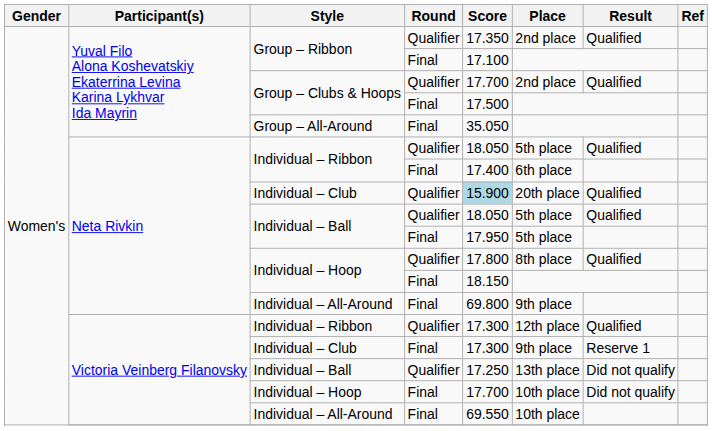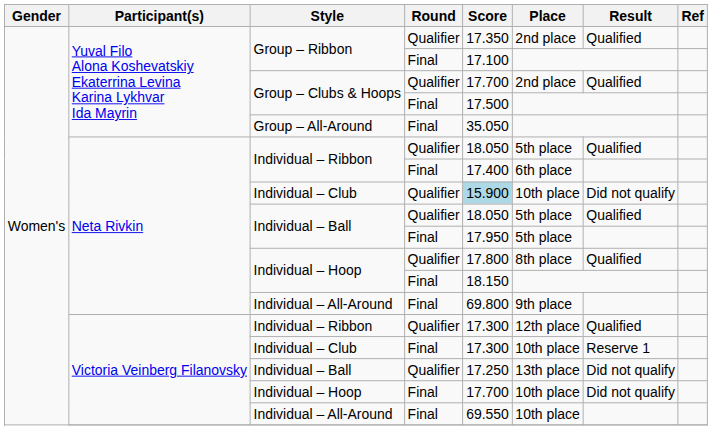(548, 193) 20th place -> (548, 193) 10th place
(614, 193) Qualified -> (631, 193) Did not qualify
(544, 348) 9th place -> (548, 348) 10th place
